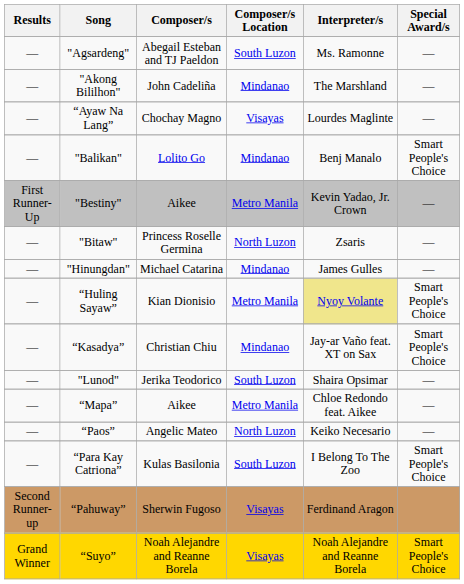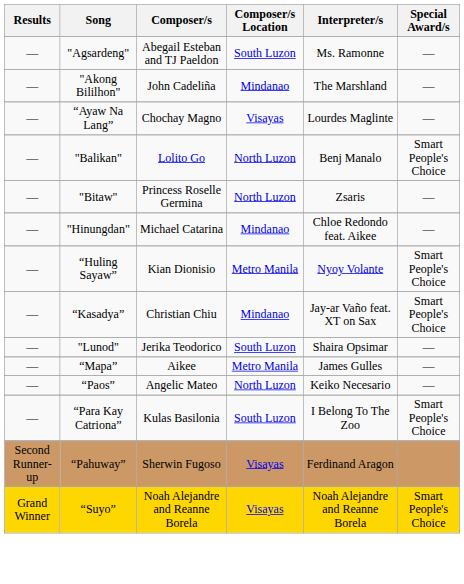(265, 157) Mindanao -> (265, 157) North Luzon
- row: (98, 203)
(350, 268) James Gulles -> (350, 229) Chloe Redondo feat. Aikee
(350, 301) khaki background -> (350, 268) no background
(350, 405) Chloe Redondo feat. Aikee -> (350, 366) James Gulles
